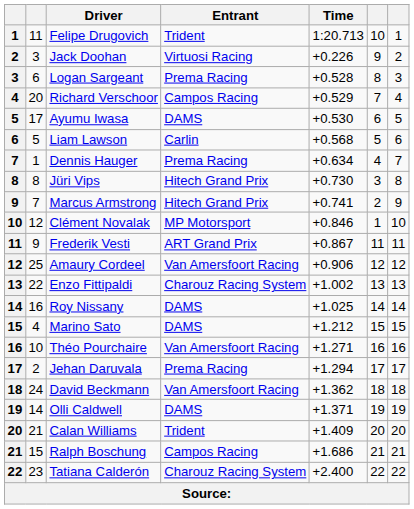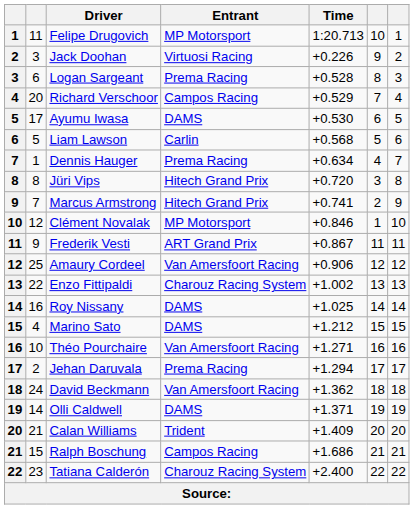(184, 35) Trident -> (207, 35) MP Motorsport
(333, 181) +0.730 -> (333, 181) +0.720
